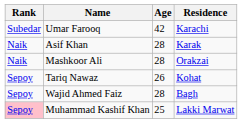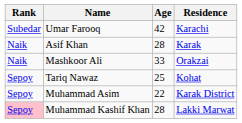(159, 61) 28 -> (159, 61) 33
(159, 77) 26 -> (159, 77) 25
- row: (84, 94)
+ row: (82, 94)
(159, 110) 25 -> (159, 110) 28
